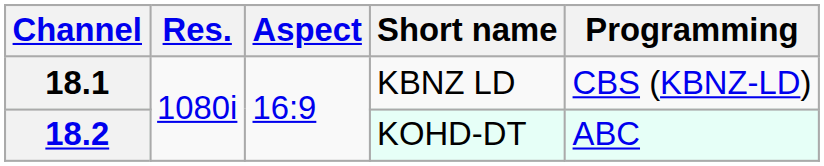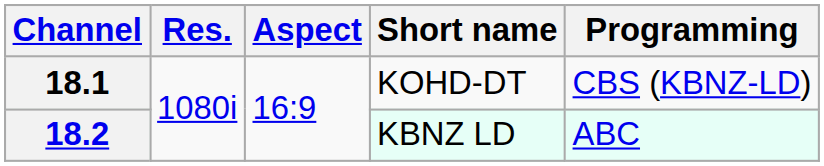(446, 82) KBNZ LD -> (452, 82) KOHD-DT
(452, 134) KOHD-DT -> (446, 134) KBNZ LD
